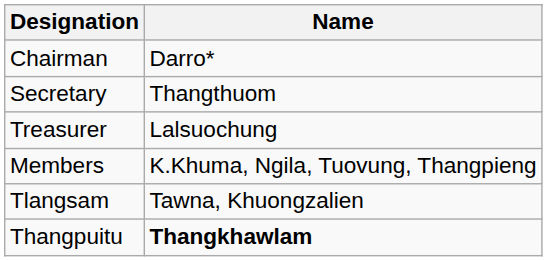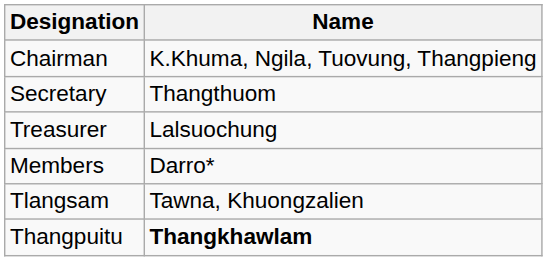(182, 58) Darro* -> (343, 58) K.Khuma, Ngila, Tuovung, Thangpieng
(343, 165) K.Khuma, Ngila, Tuovung, Thangpieng -> (182, 165) Darro*
